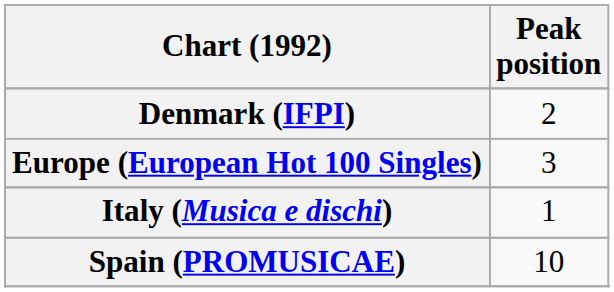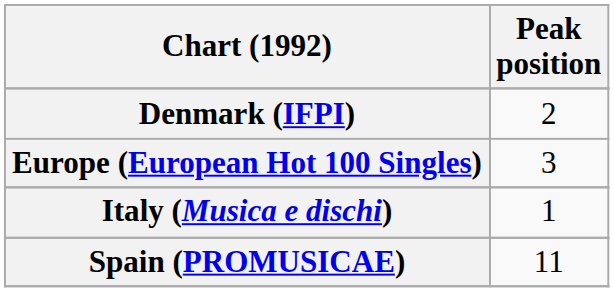(549, 260) 10 -> (549, 260) 11
